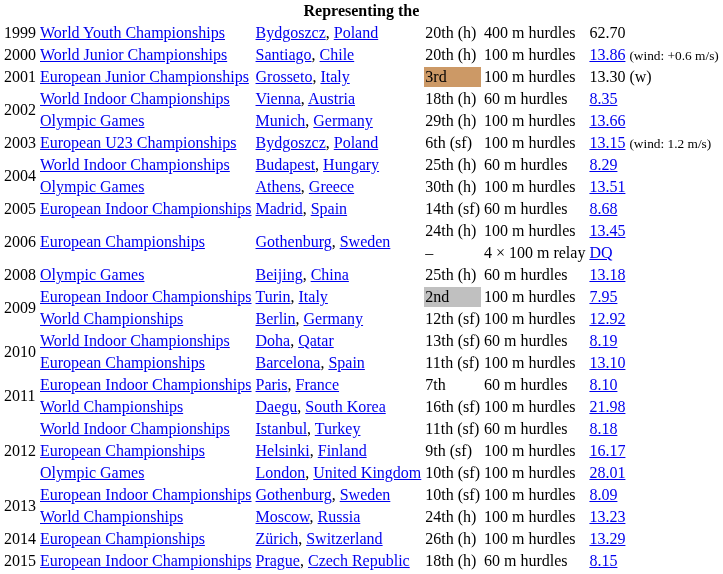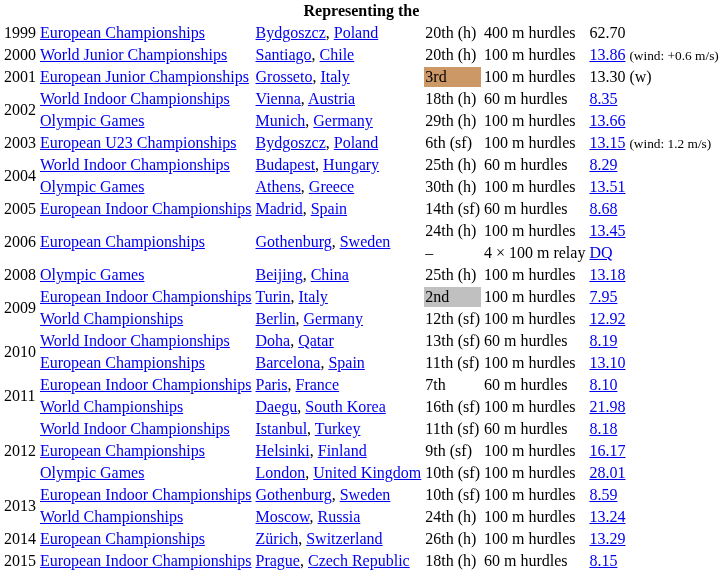(132, 32) World Youth Championships -> (122, 32) European Championships
(526, 274) 60 m hurdles -> (530, 274) 100 m hurdles
(603, 494) 8.09 -> (603, 494) 8.59
(607, 516) 13.23 -> (607, 516) 13.24
